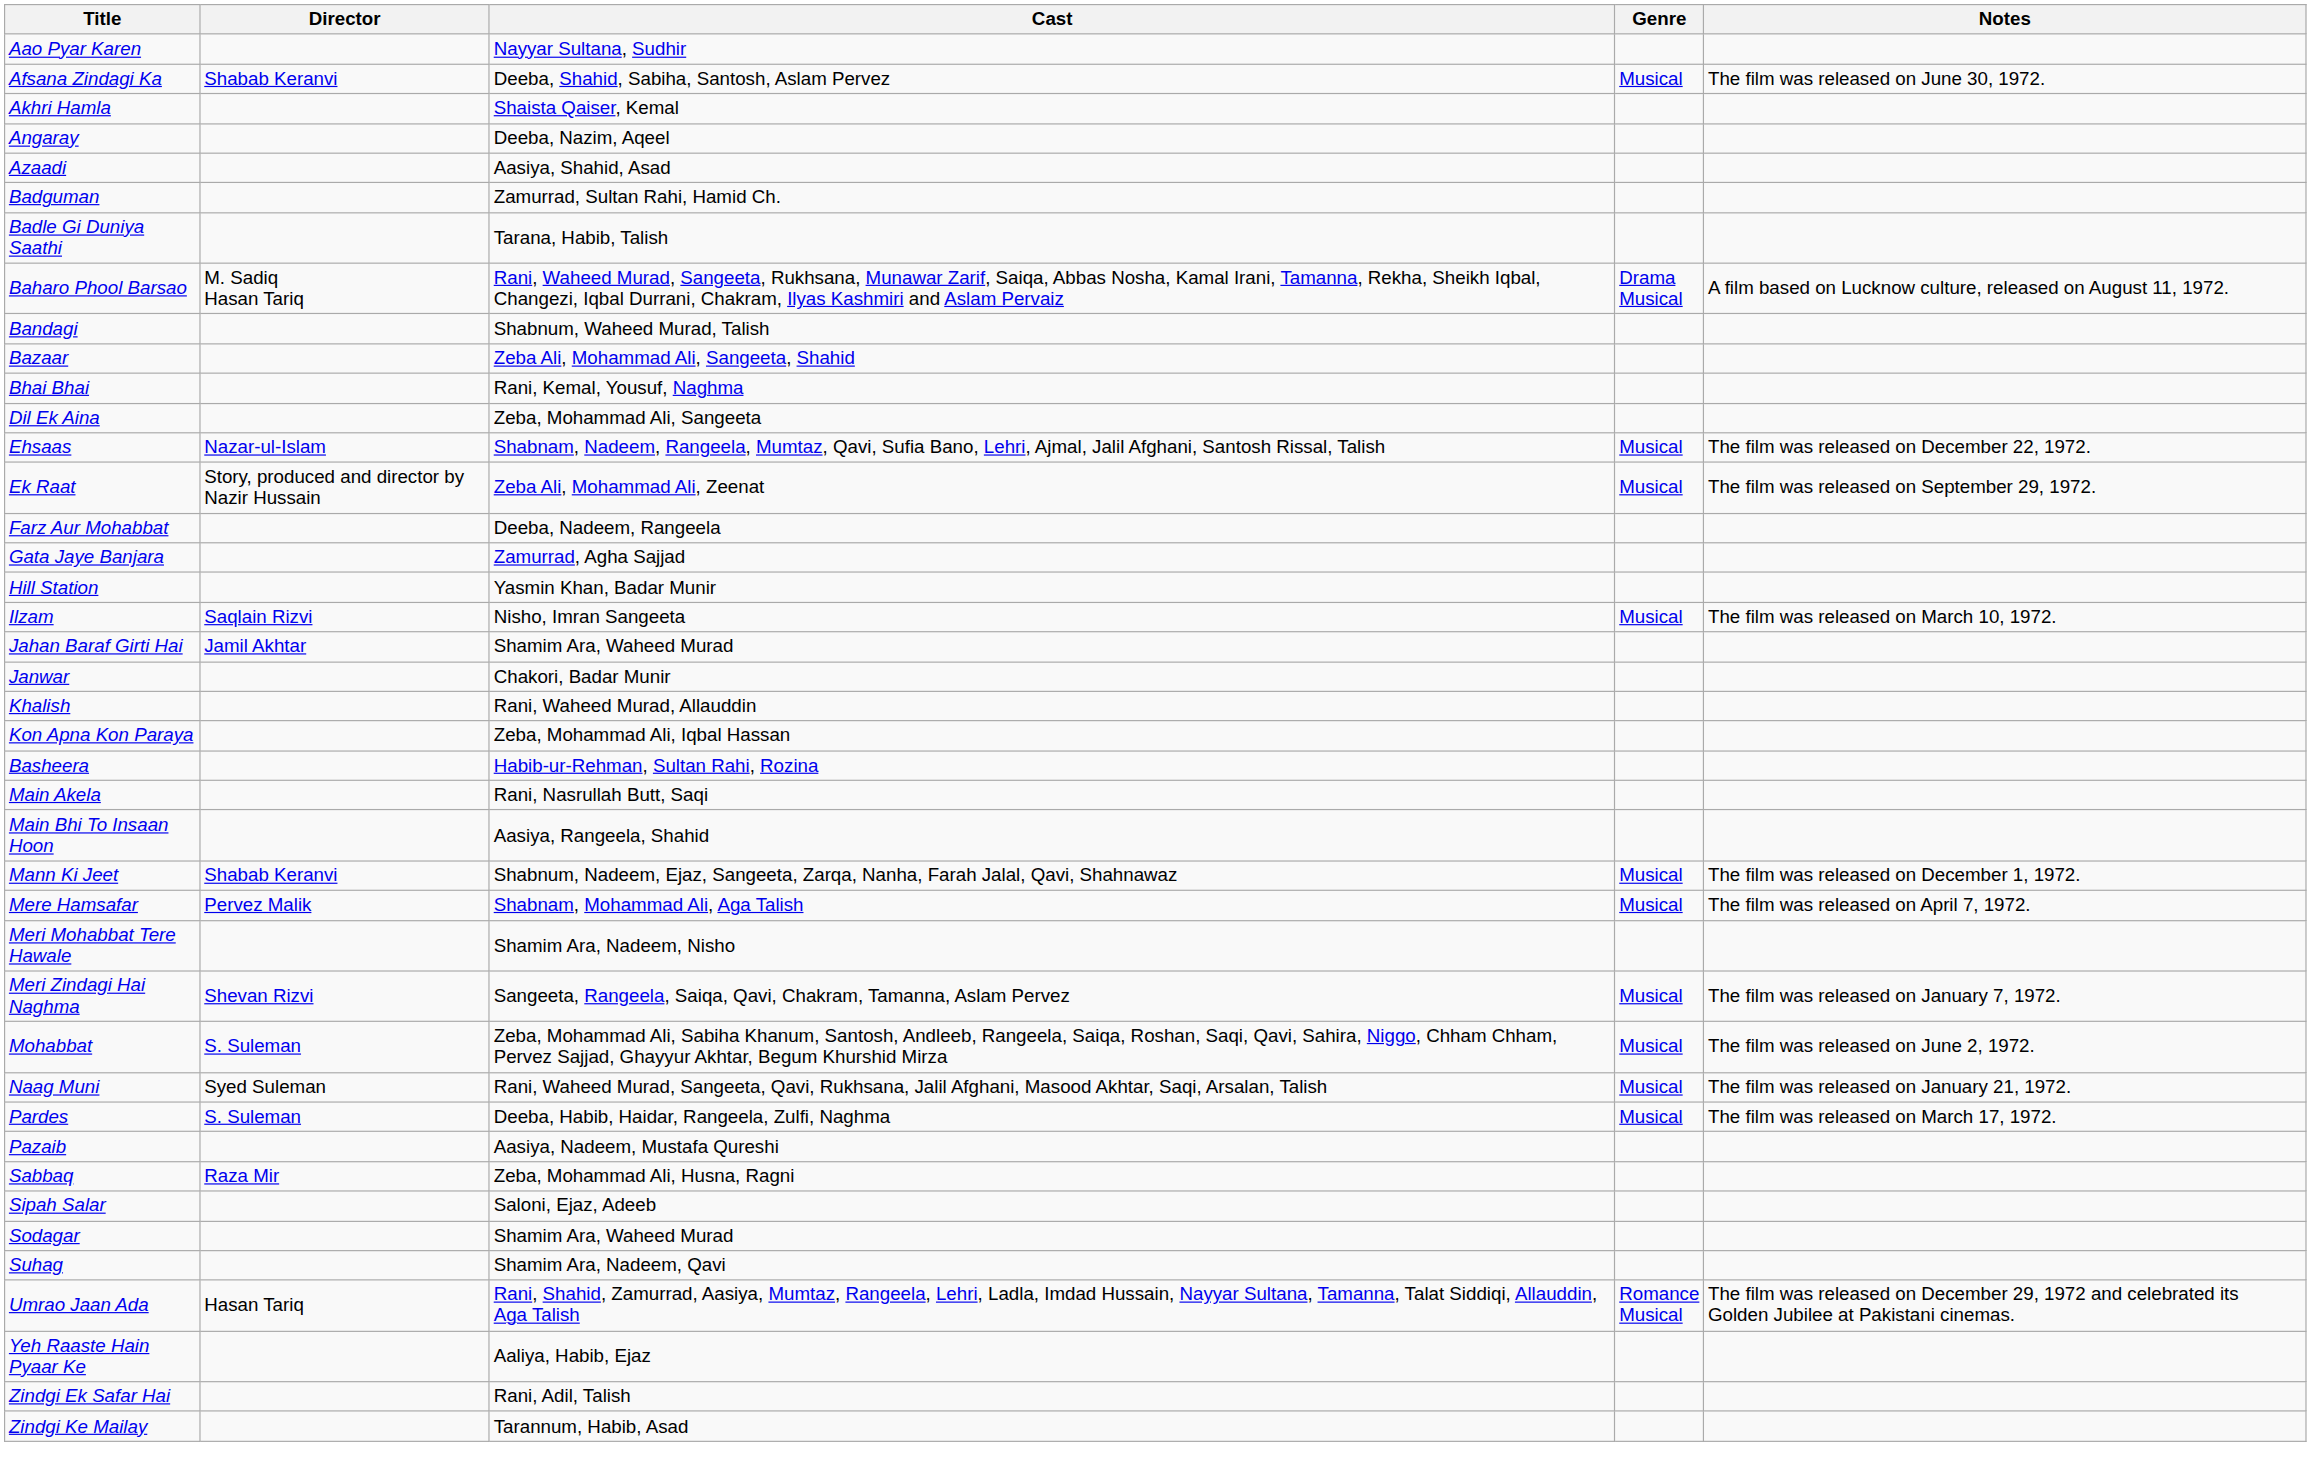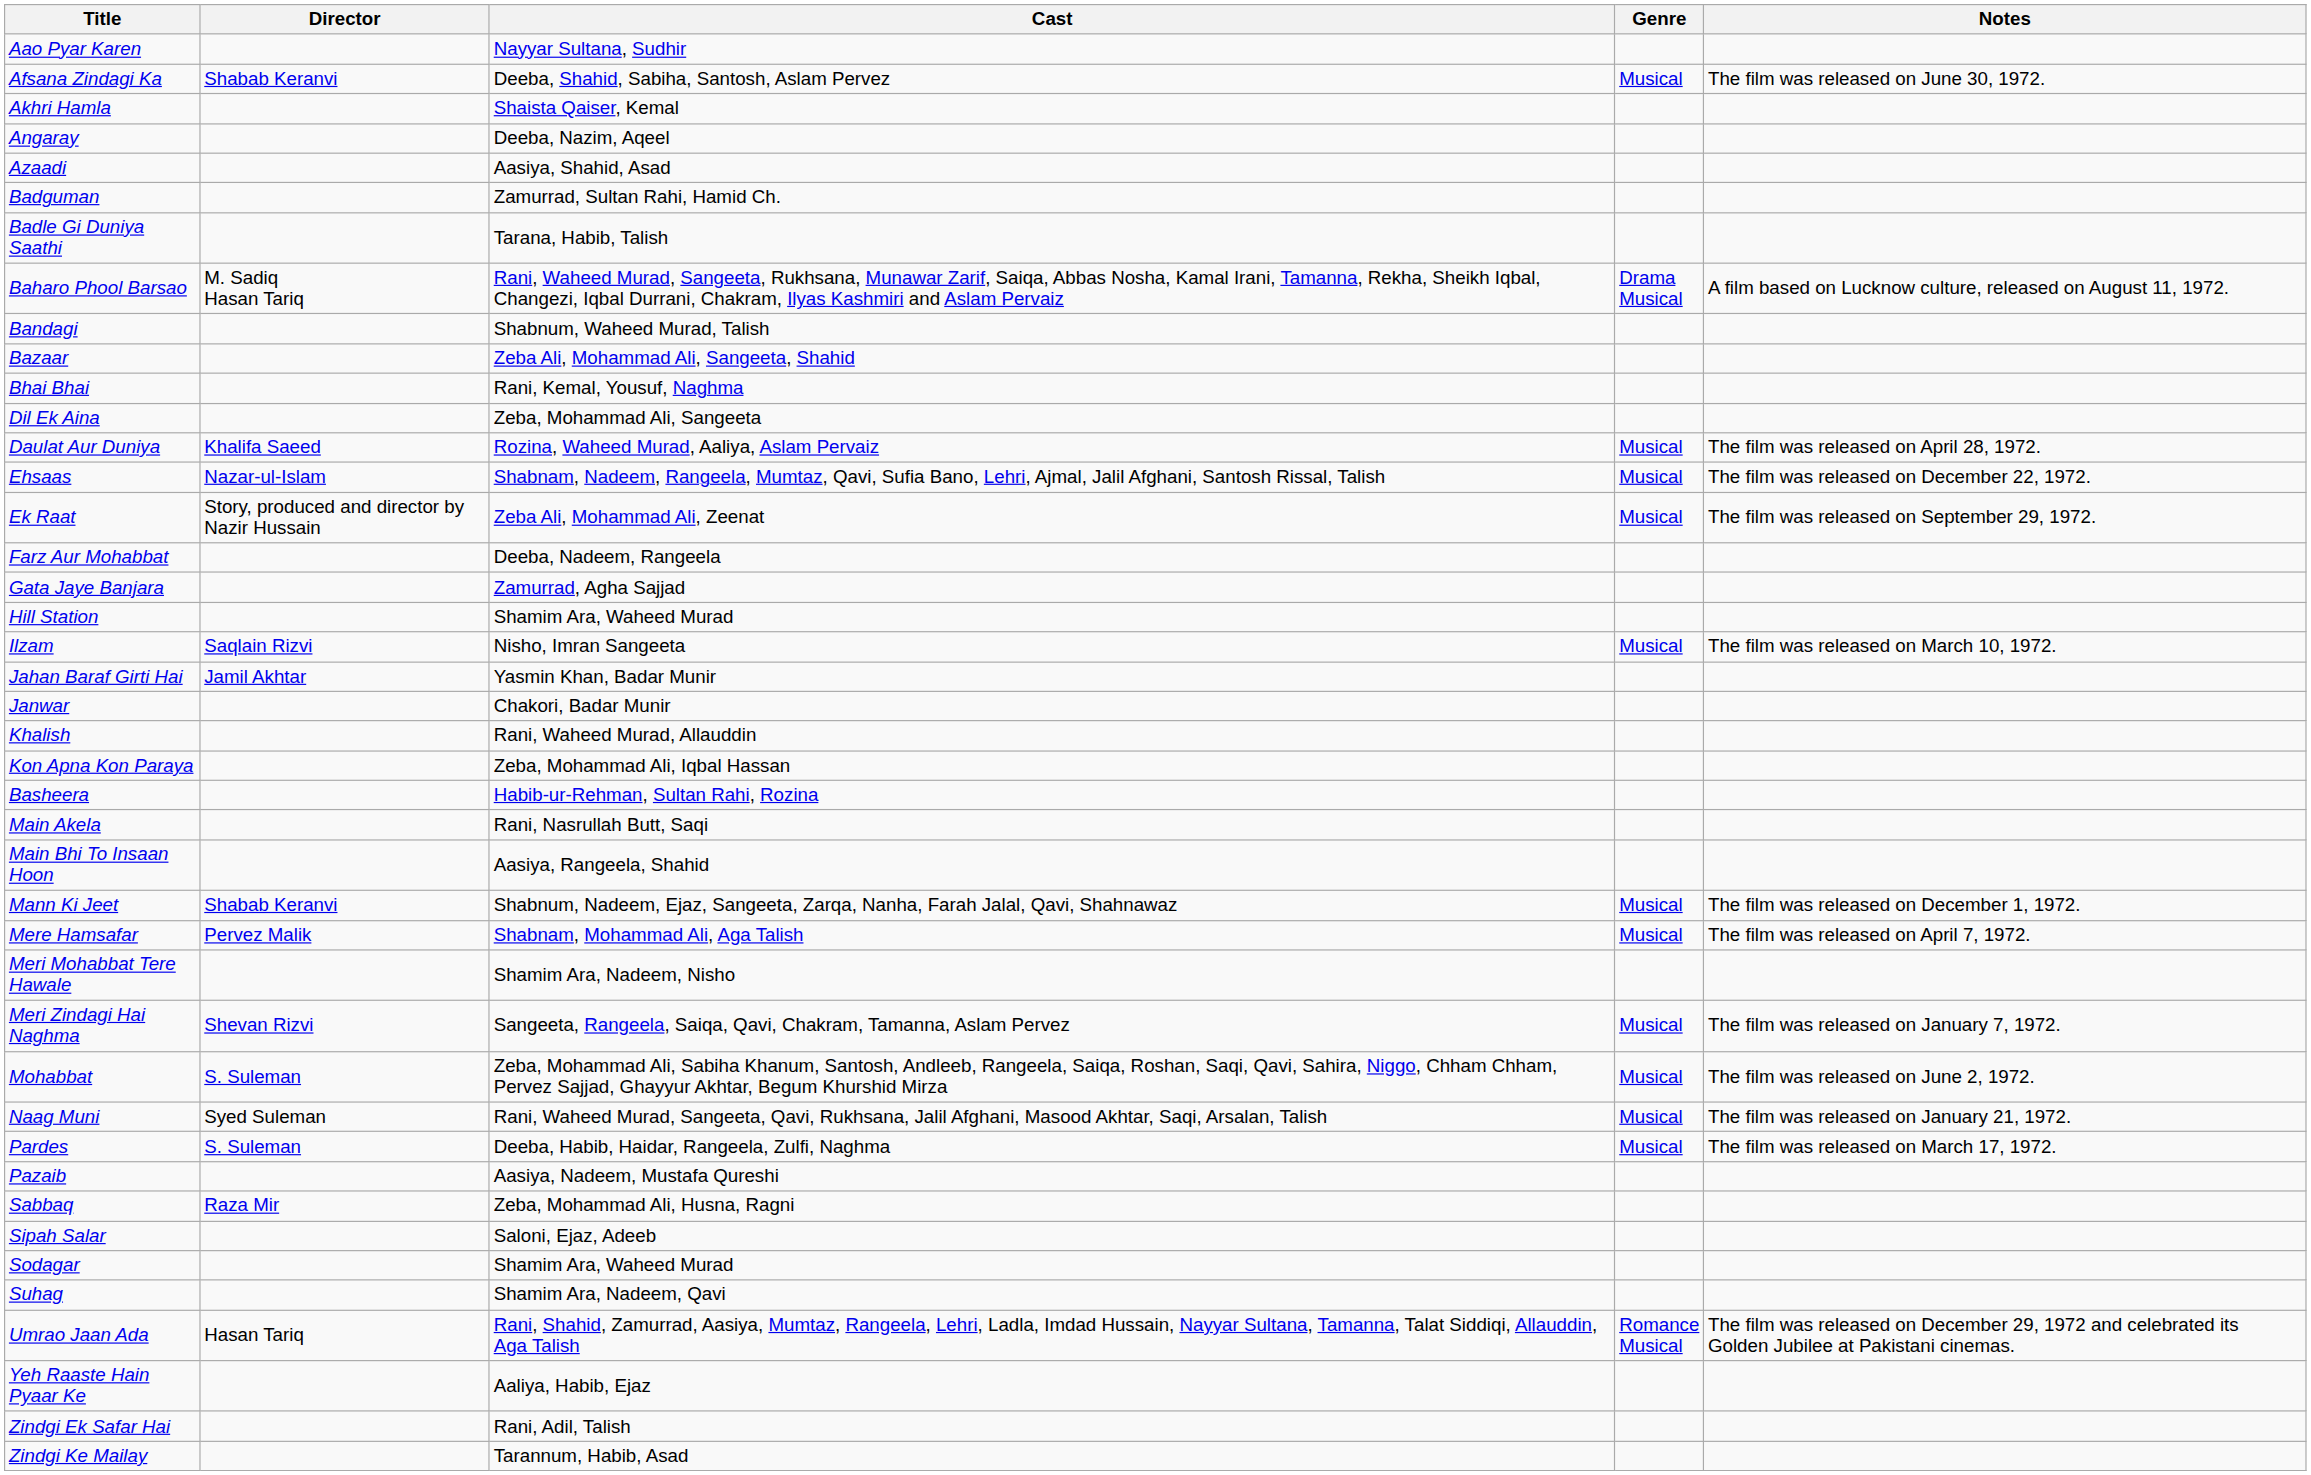+ row: (85, 447)
(605, 587) Yasmin Khan, Badar Munir -> (614, 616) Shamim Ara, Waheed Murad
(614, 646) Shamim Ara, Waheed Murad -> (605, 676) Yasmin Khan, Badar Munir
